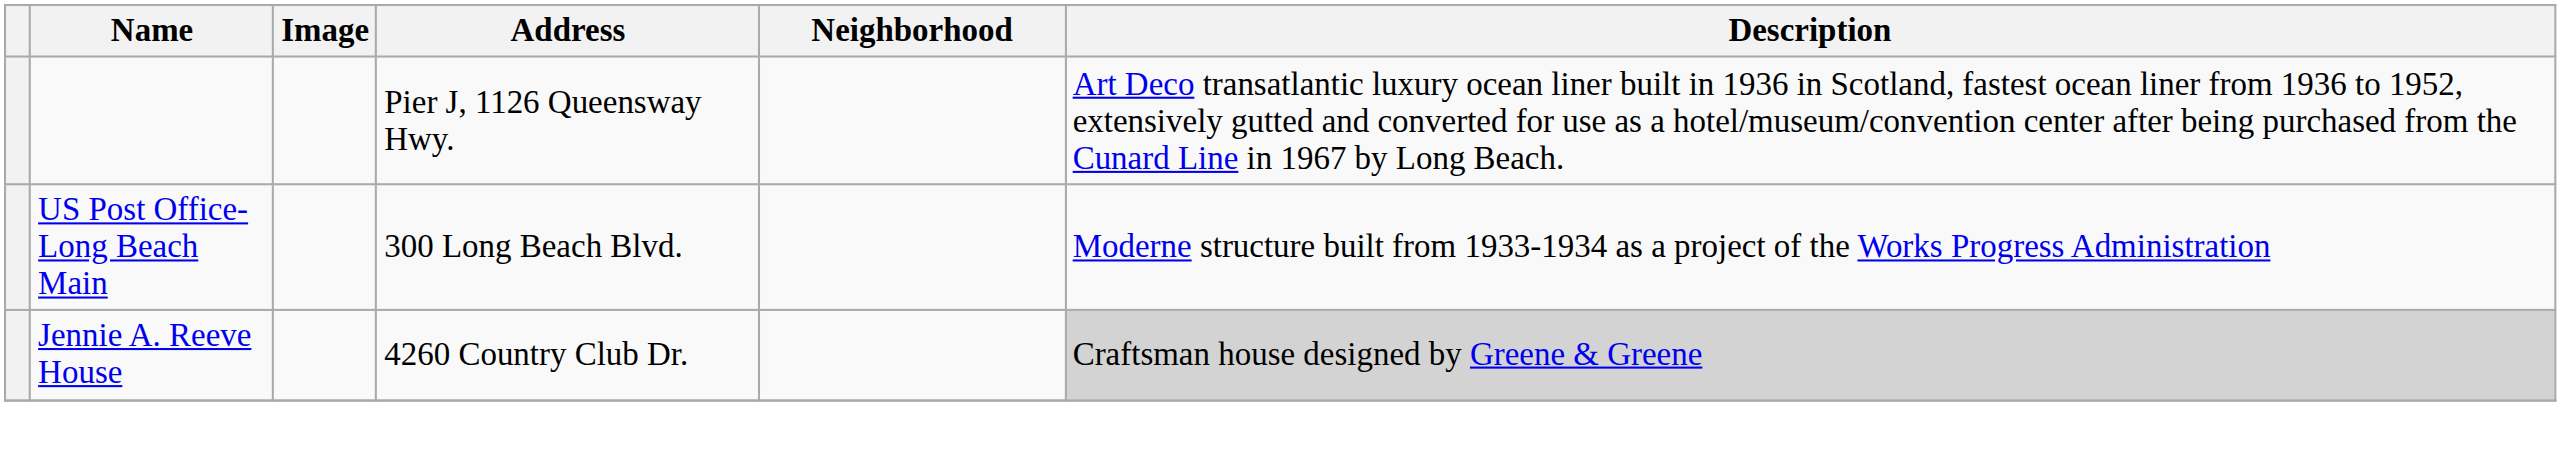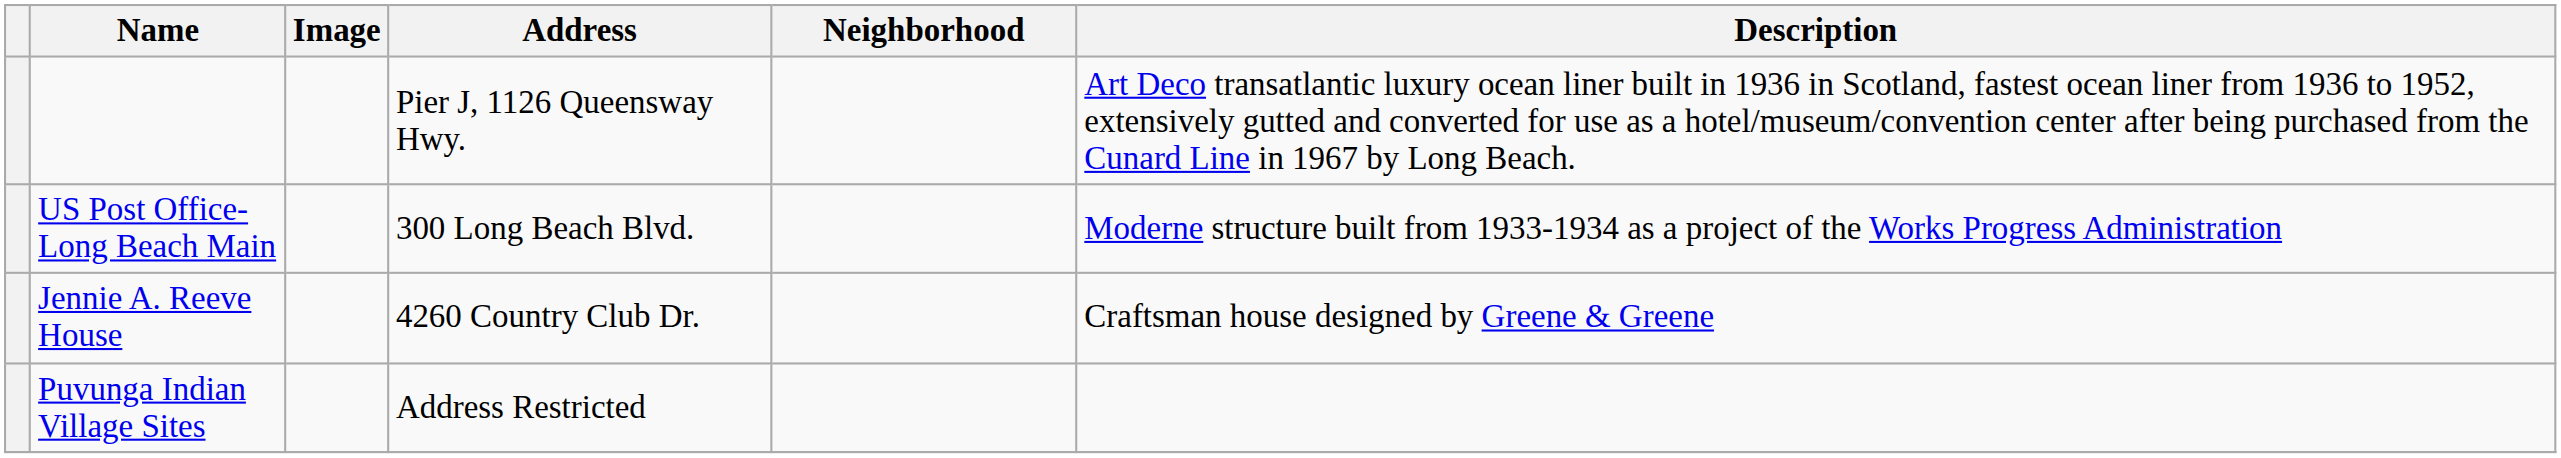(1388, 354) lightgrey background -> (1399, 317) no background
+ row: (142, 406)
